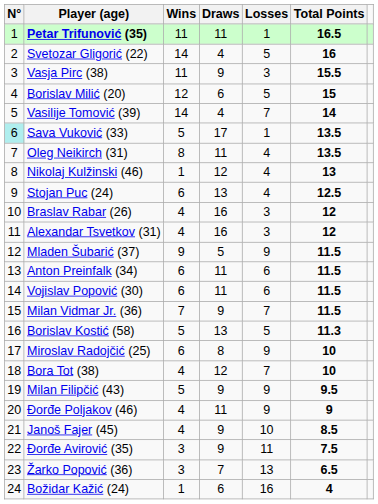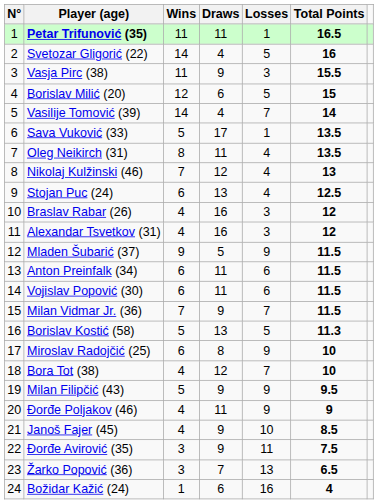(14, 133) paleturquoise background -> (14, 133) no background
(181, 172) 1 -> (181, 172) 7
